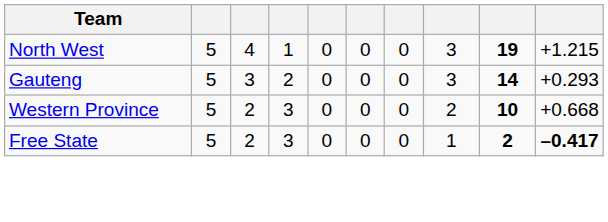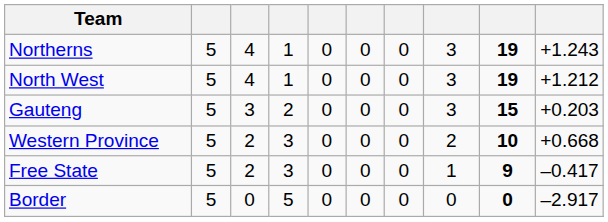+ row: (51, 49)
(570, 49) +1.215 -> (570, 79) +1.212
(508, 79) 14 -> (508, 110) 15
(570, 79) +0.293 -> (570, 110) +0.203
(508, 140) 2 -> (508, 170) 9
(570, 140) bold -> (570, 170) normal
+ row: (38, 200)
